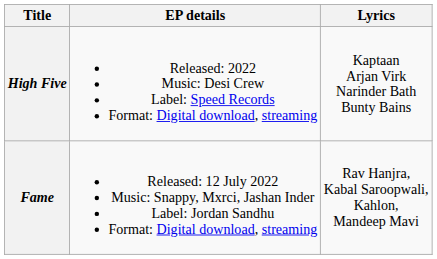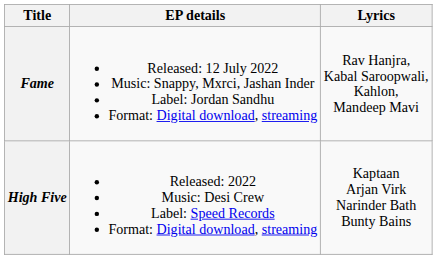rows swapped: (37, 83) <-> (37, 197)
